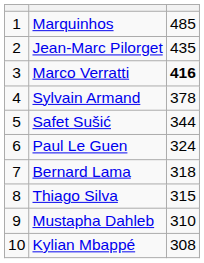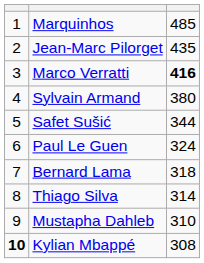(183, 97) 378 -> (183, 97) 380
(183, 196) 315 -> (183, 196) 314
(17, 245) normal -> (17, 245) bold
